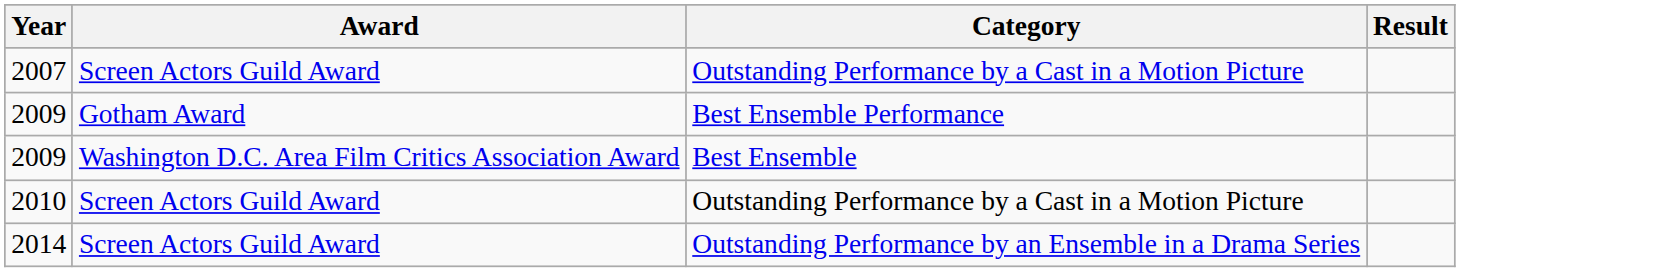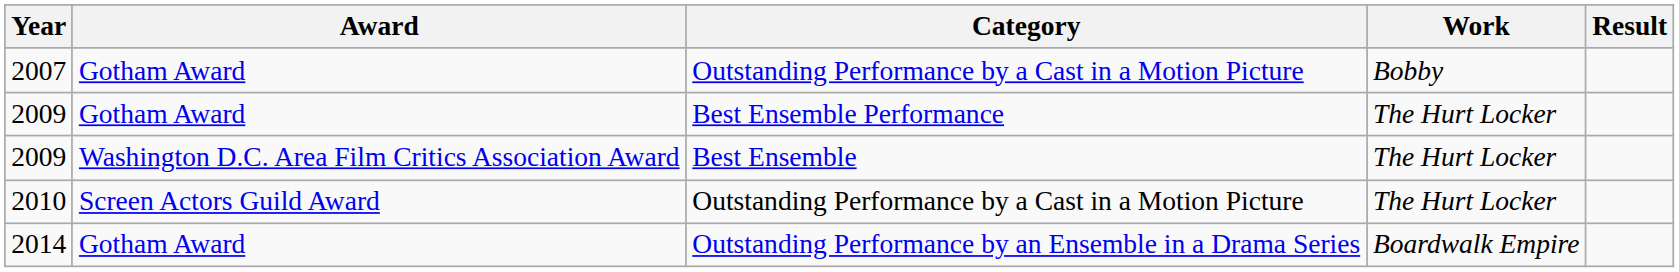+ column: (1476, 26)
(229, 69) Screen Actors Guild Award -> (162, 69) Gotham Award
(229, 244) Screen Actors Guild Award -> (162, 244) Gotham Award
